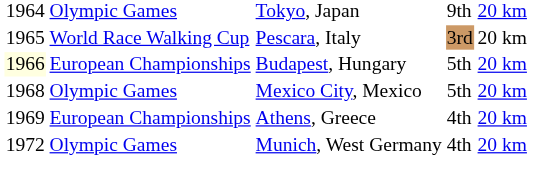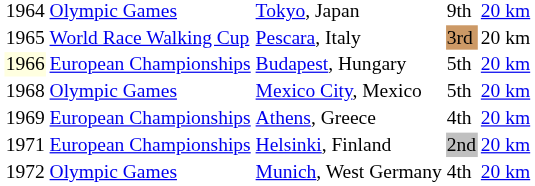+ row: (323, 144)
